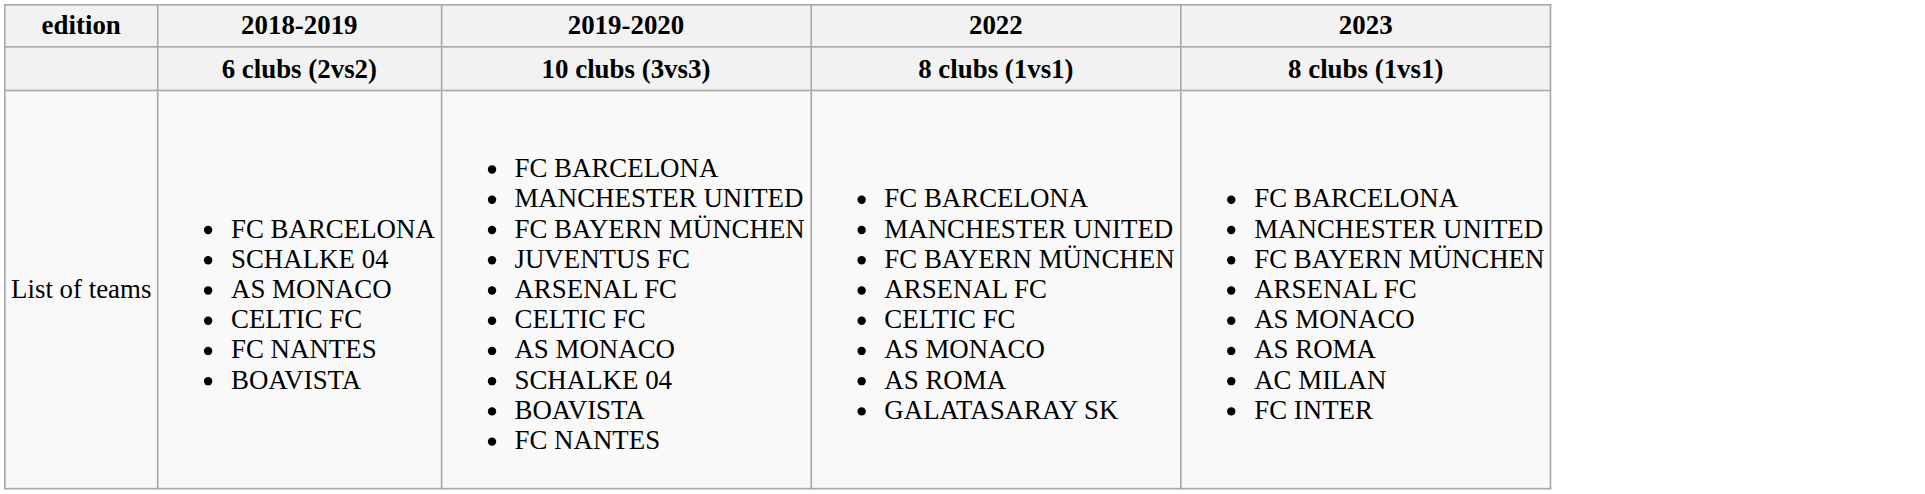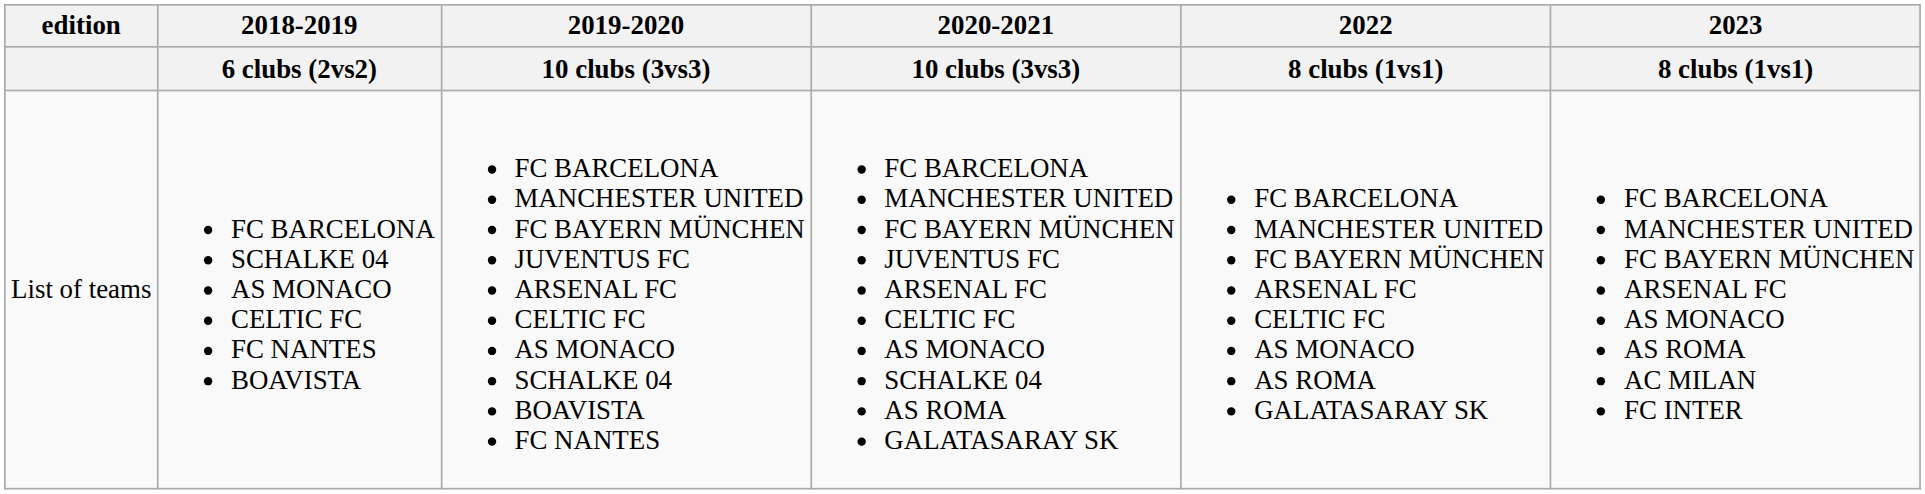+ column: (996, 68)
